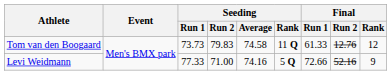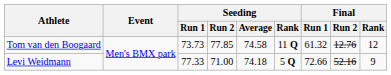(222, 45) 79.83 -> (222, 45) 77.85
(316, 45) 61.33 -> (316, 45) 61.32
(255, 62) 74.16 -> (255, 62) 74.18
